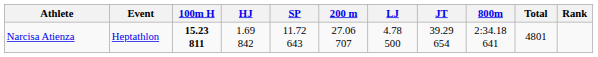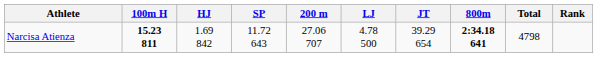- column: (141, 13)
(490, 37) normal -> (478, 37) bold
(536, 37) 4801 -> (529, 37) 4798
